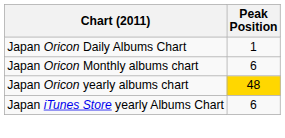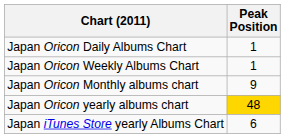+ row: (103, 66)
(254, 66) 6 -> (254, 85) 9
